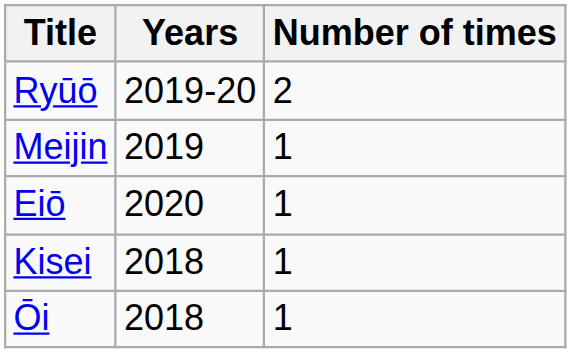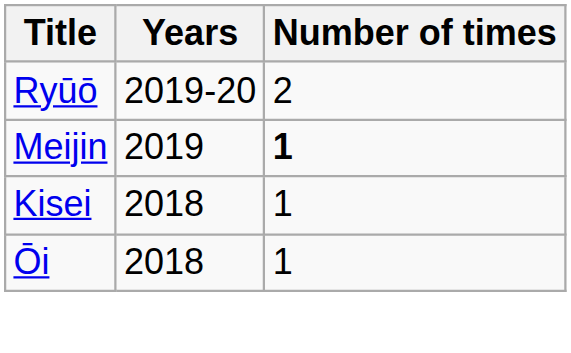(283, 147) normal -> (283, 147) bold
- row: (39, 204)
